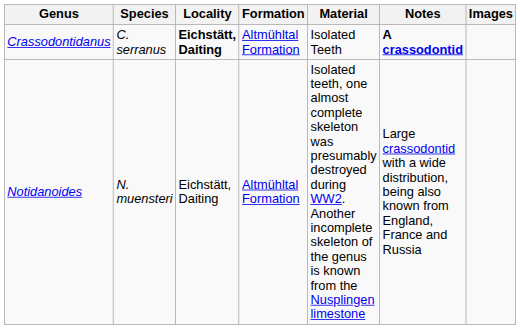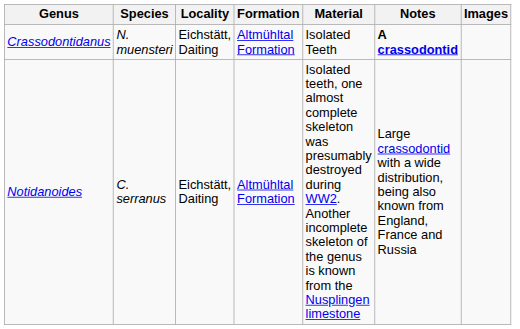(141, 42) C. serranus -> (145, 42) N. muensteri
(207, 42) bold -> (205, 42) normal
(145, 192) N. muensteri -> (141, 192) C. serranus
